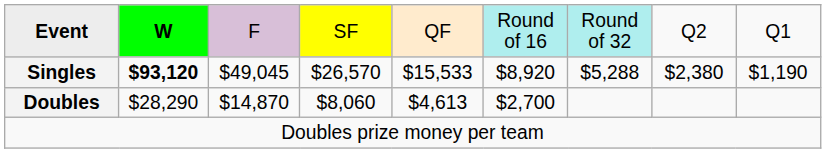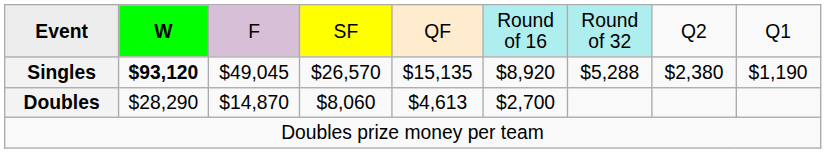(438, 72) $15,533 -> (438, 72) $15,135
